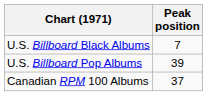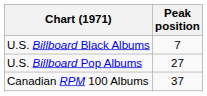(178, 63) 39 -> (178, 63) 27
